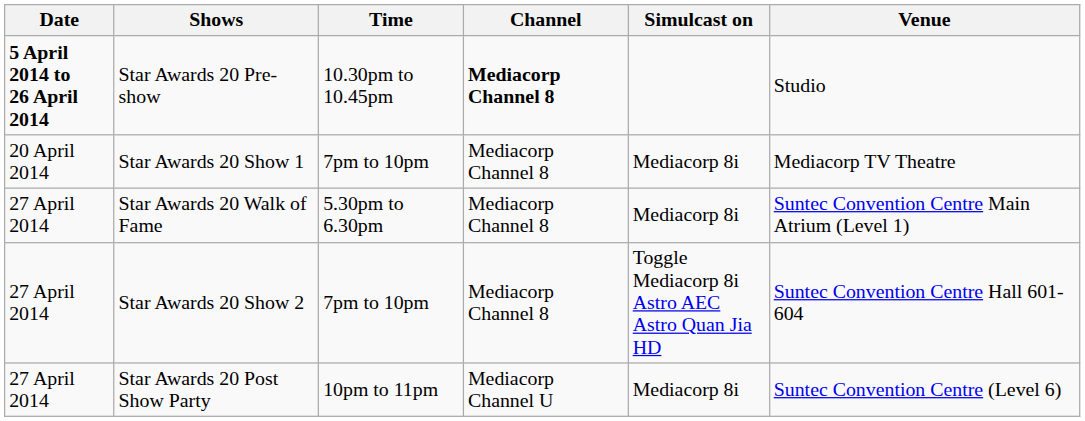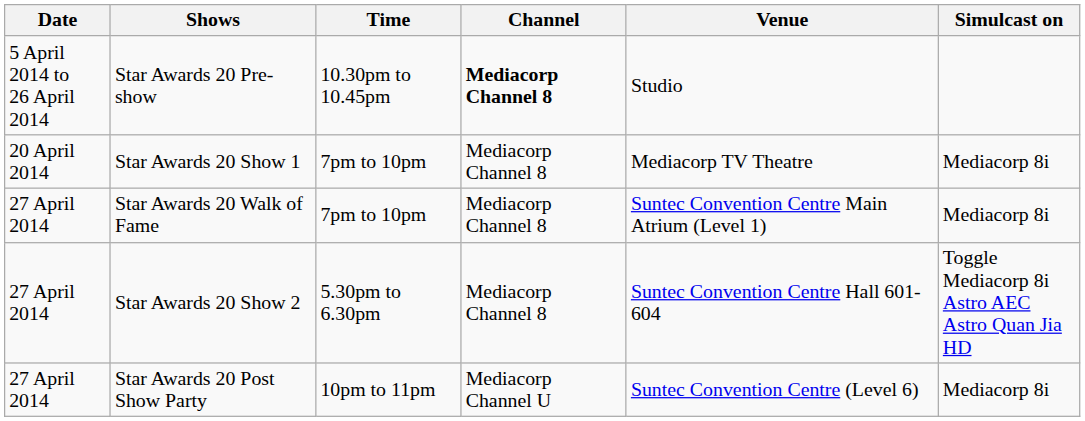columns swapped: (699, 20) <-> (924, 20)
(44, 85) bold -> (42, 85) normal
(363, 215) 5.30pm to 6.30pm -> (373, 215) 7pm to 10pm
(376, 302) 7pm to 10pm -> (361, 302) 5.30pm to 6.30pm
